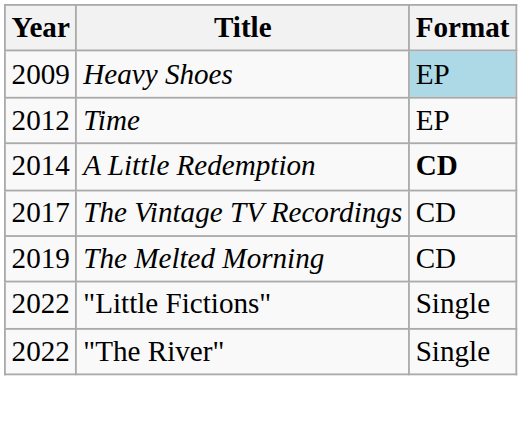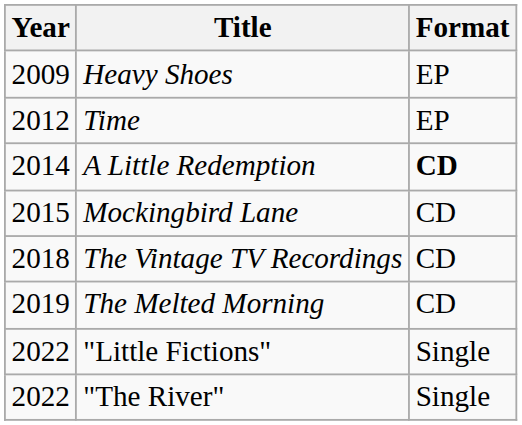(433, 73) lightblue background -> (433, 73) no background
+ row: (191, 212)
(41, 212) 2017 -> (41, 258) 2018
